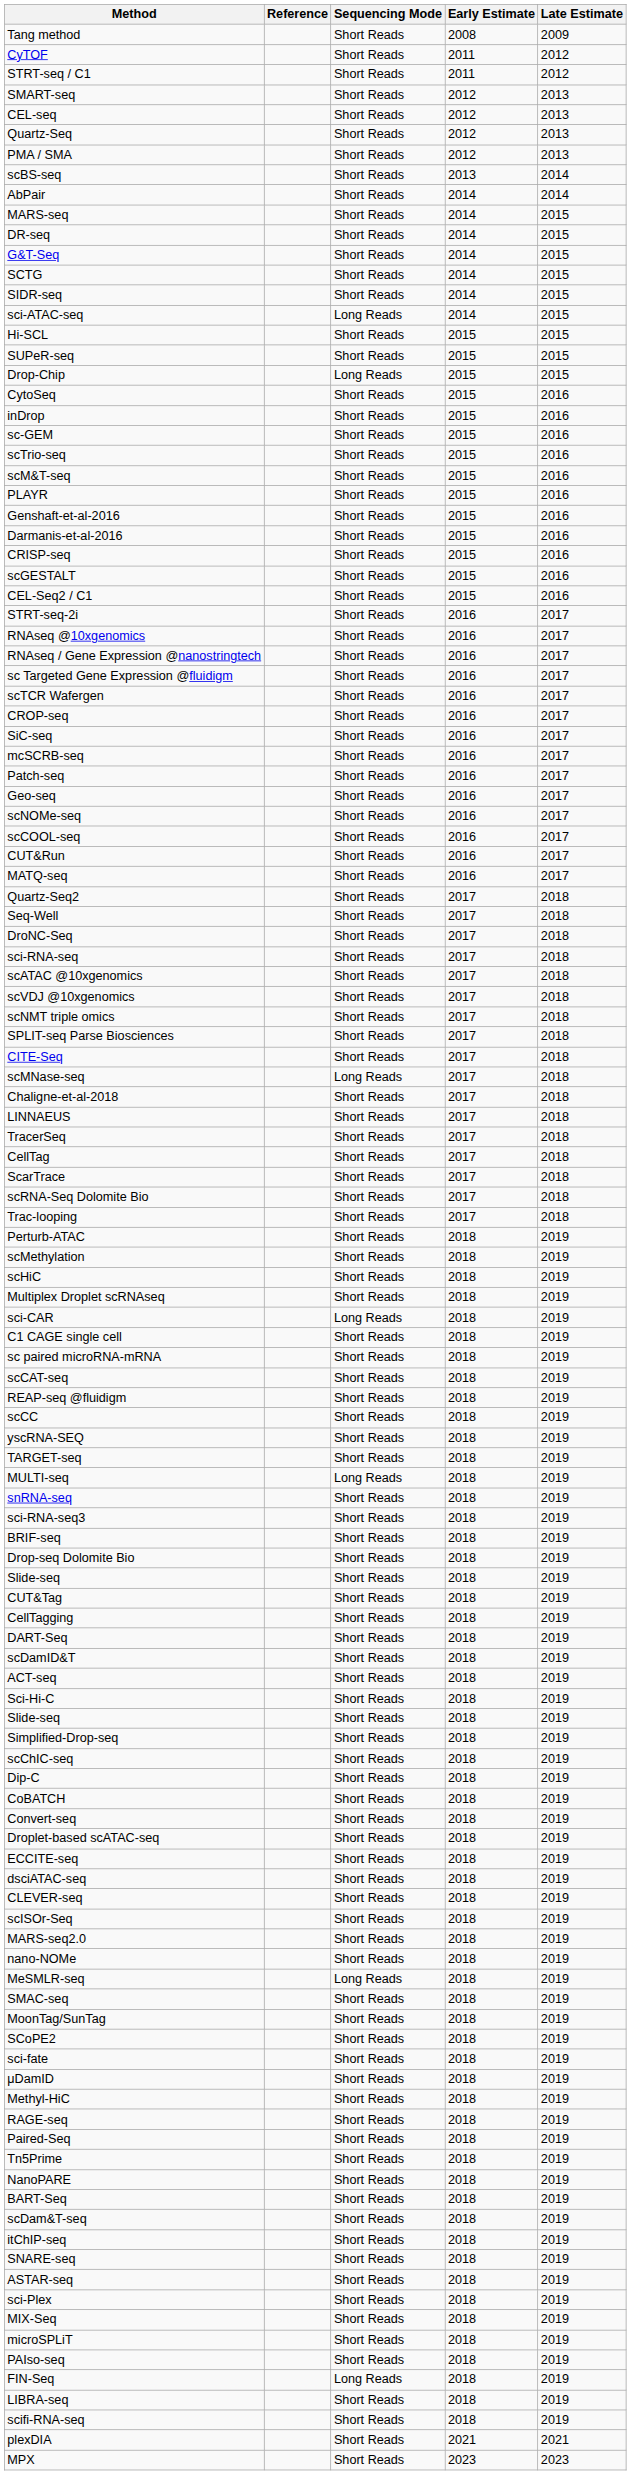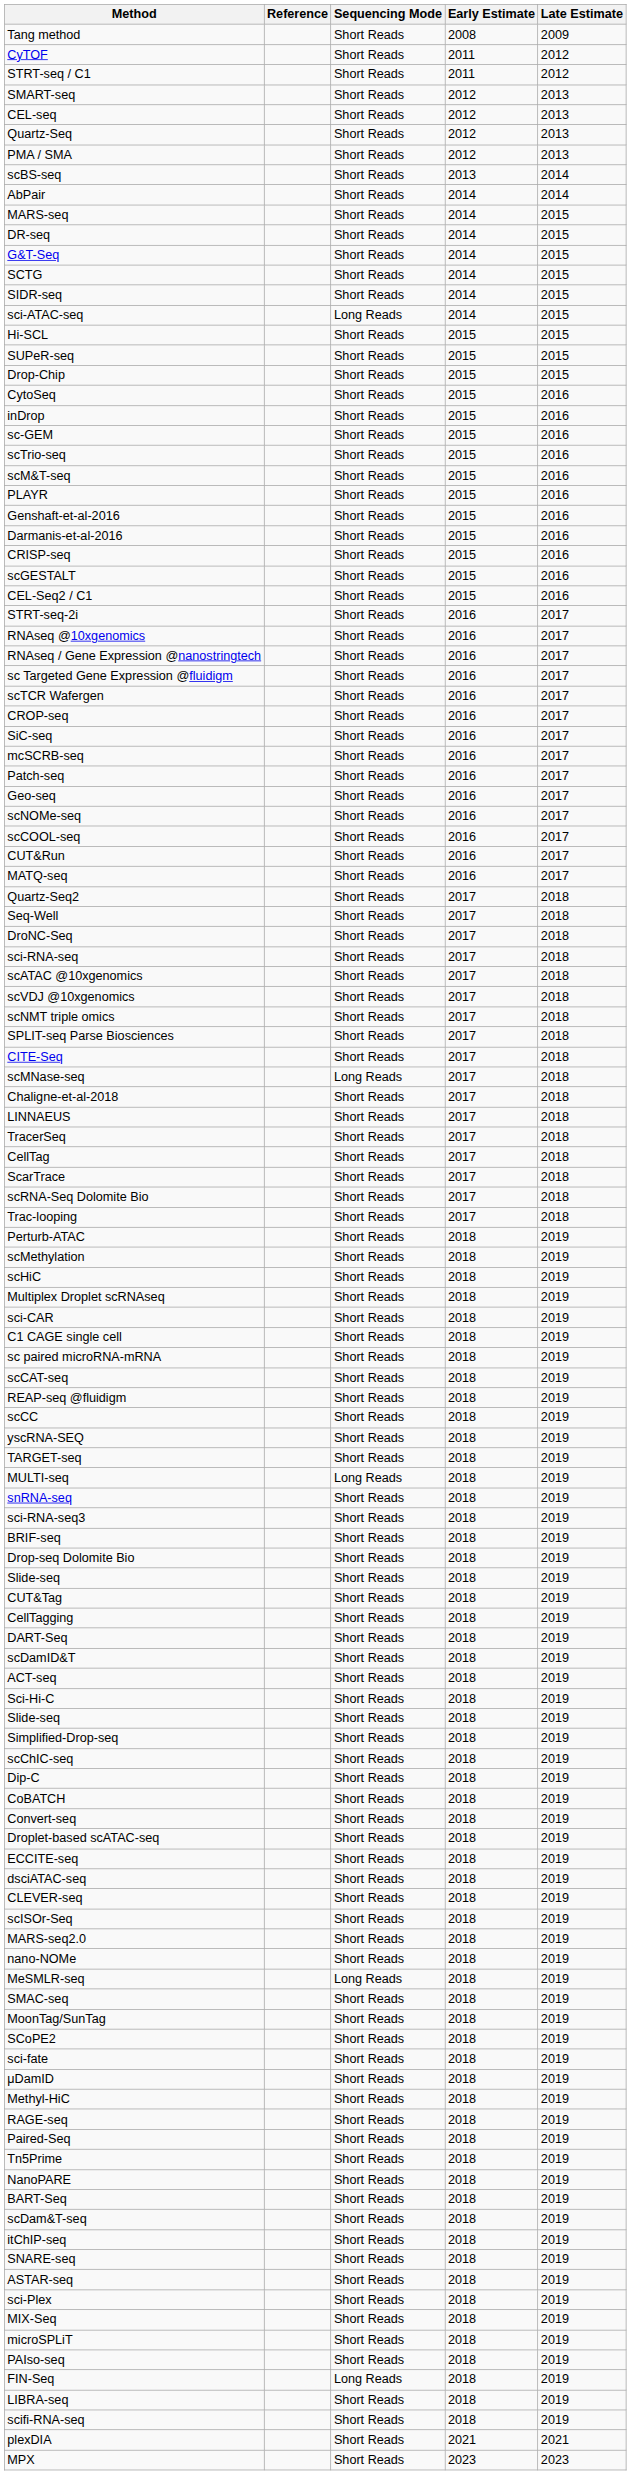(368, 375) Long Reads -> (369, 375) Short Reads
(368, 1317) Long Reads -> (369, 1317) Short Reads
